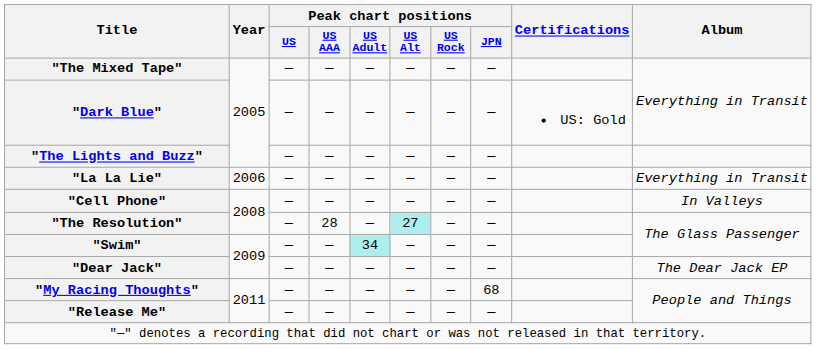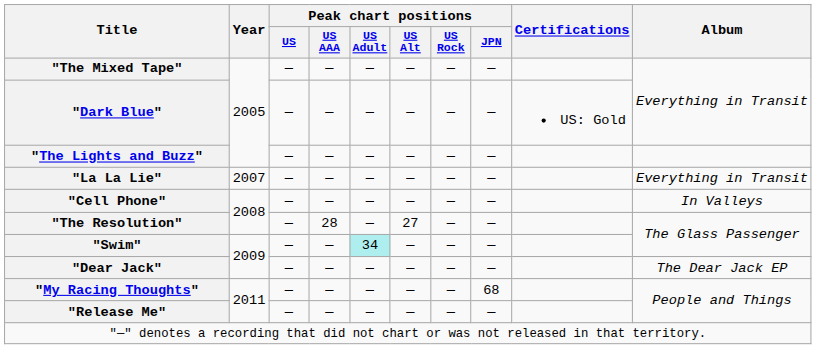(249, 179) 2006 -> (249, 179) 2007
(410, 223) paleturquoise background -> (410, 223) no background
